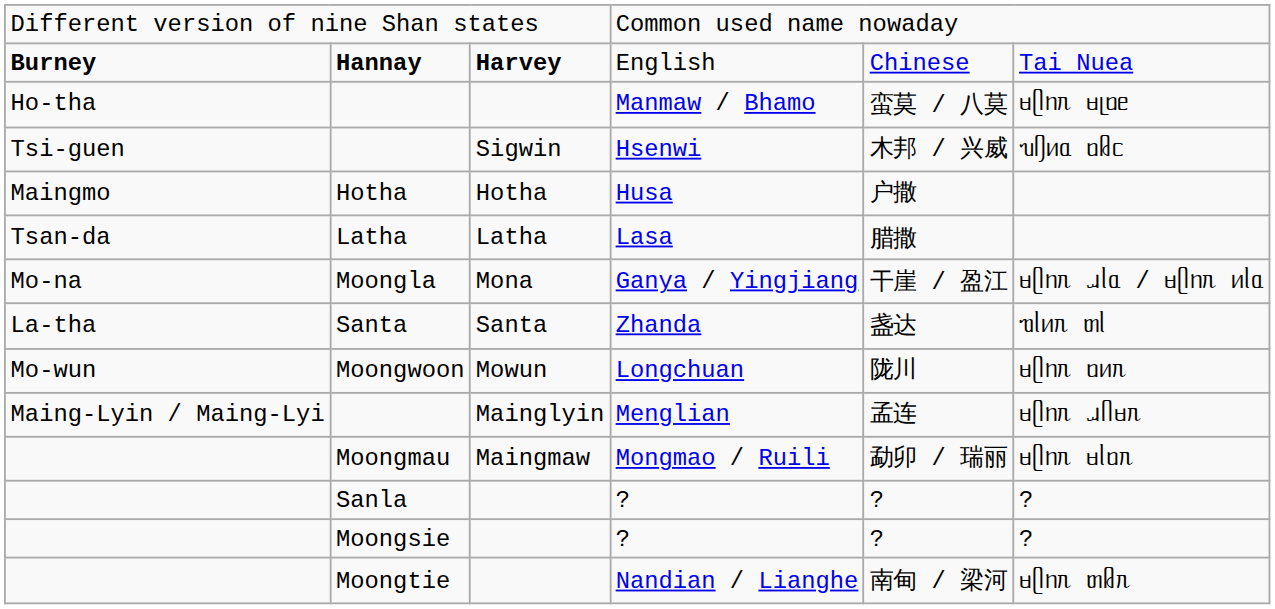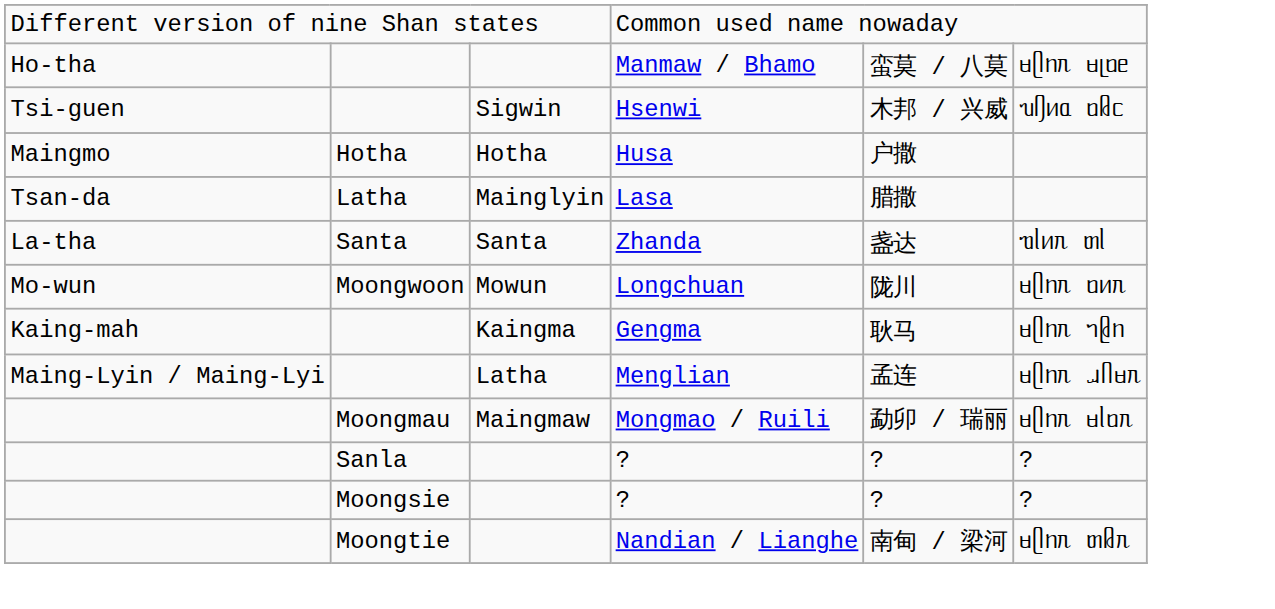- row: (379, 63)
(512, 237) Latha -> (540, 199) Mainglyin
- row: (386, 282)
+ row: (400, 331)
(540, 414) Mainglyin -> (512, 376) Latha
